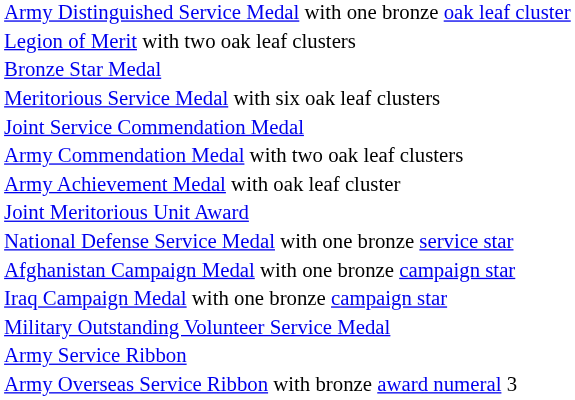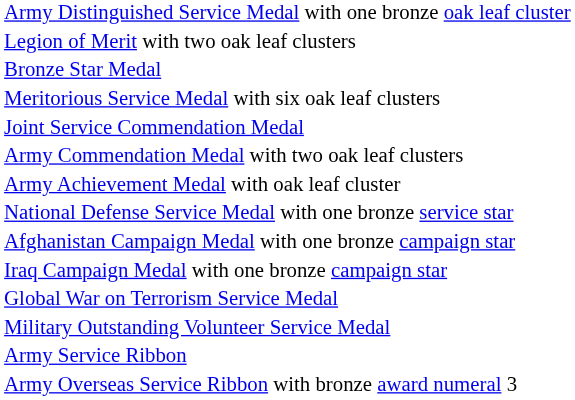- row: (126, 212)
+ row: (171, 298)
